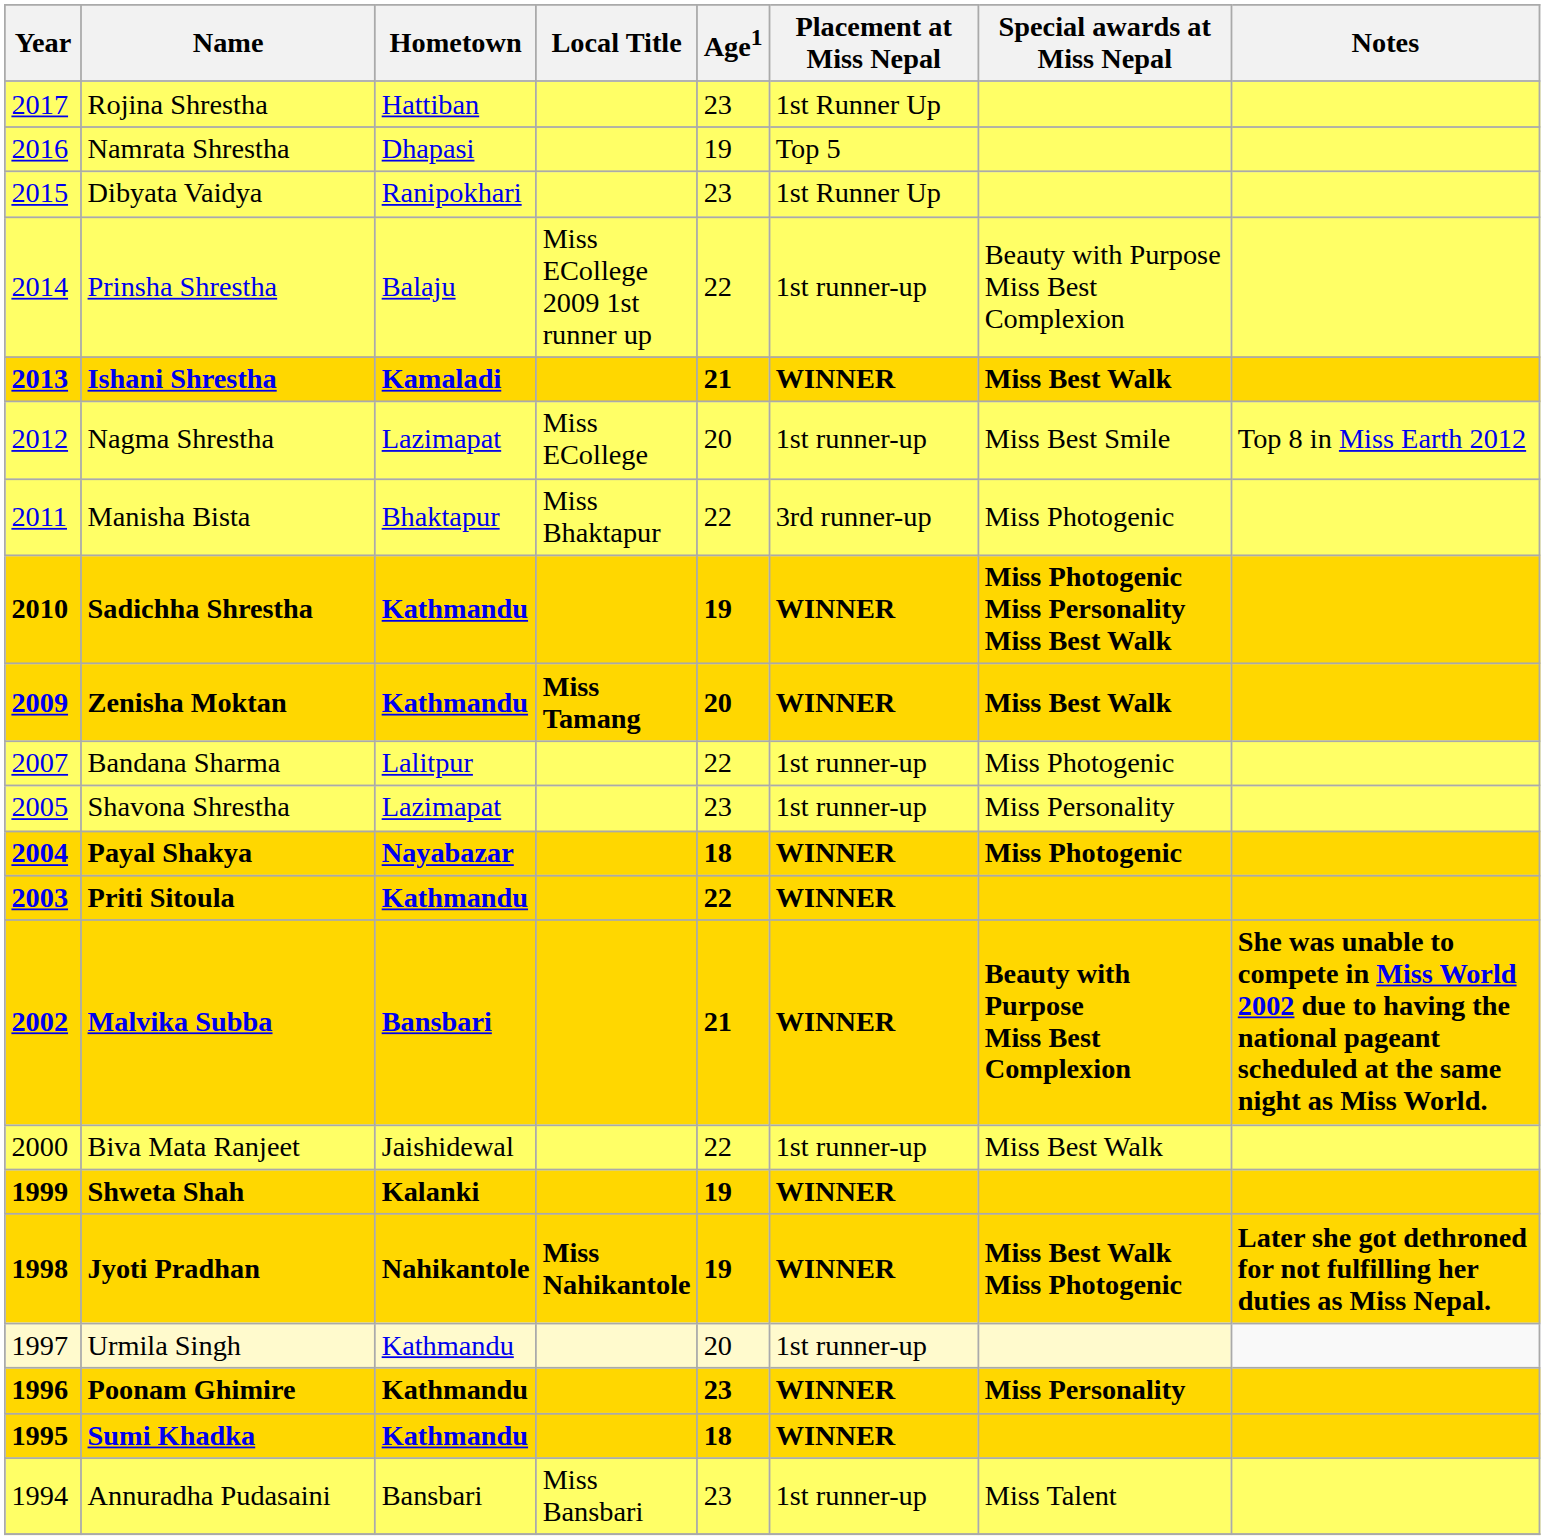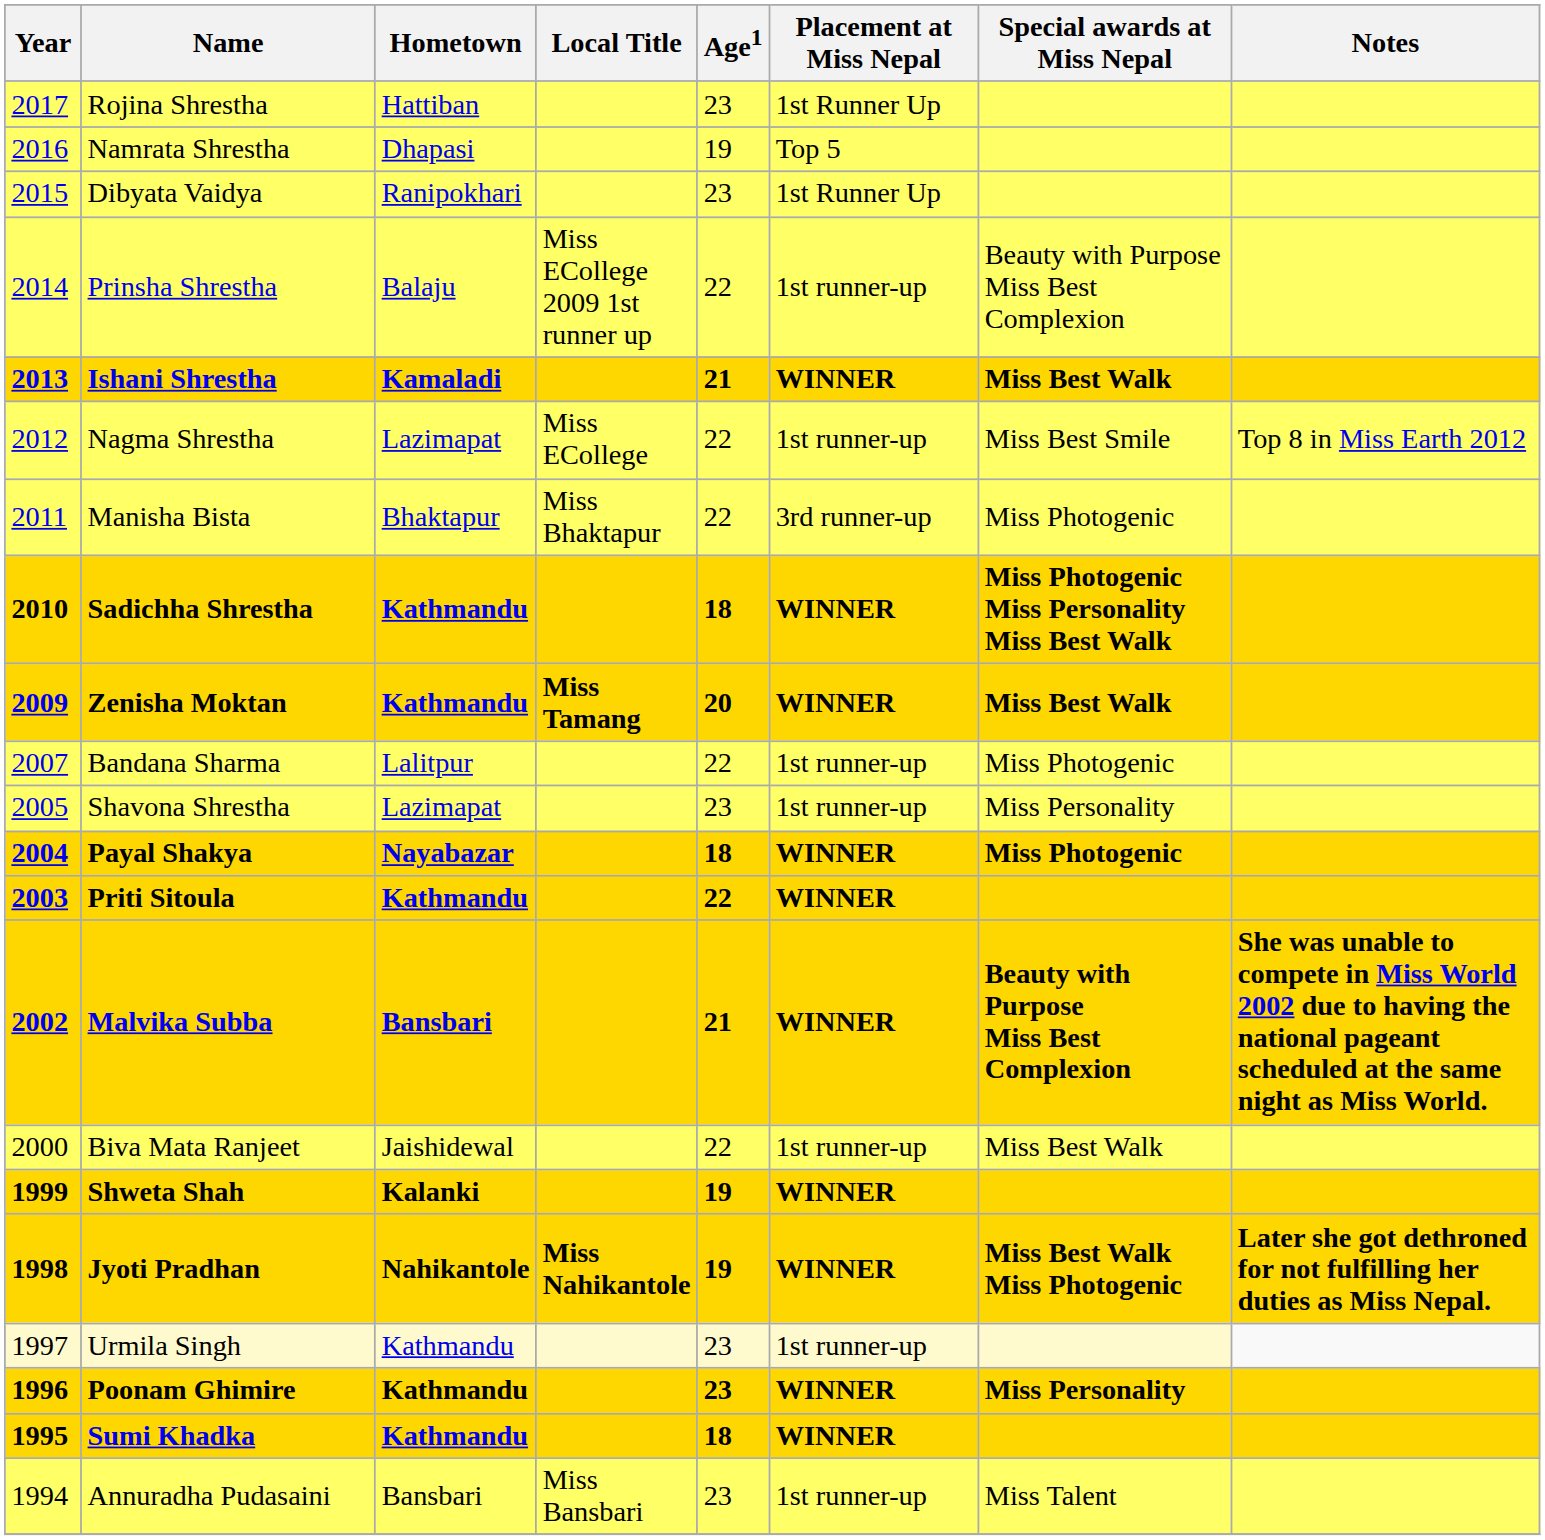(718, 439) 20 -> (718, 439) 22
(718, 609) 19 -> (718, 609) 18
(718, 1345) 20 -> (718, 1345) 23
